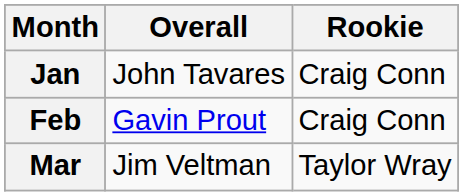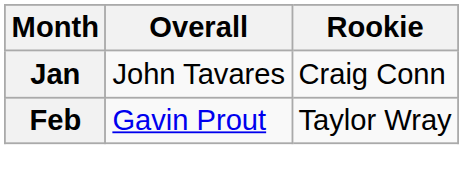(372, 119) Craig Conn -> (375, 119) Taylor Wray
- row: (55, 166)
